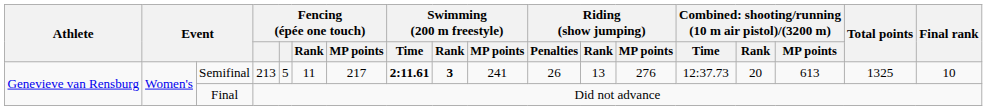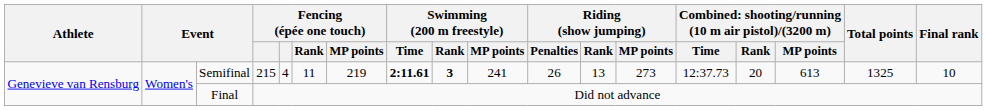(266, 73) 213 -> (266, 73) 215
(285, 73) 5 -> (285, 73) 4
(357, 73) 217 -> (357, 73) 219
(646, 73) 276 -> (646, 73) 273
